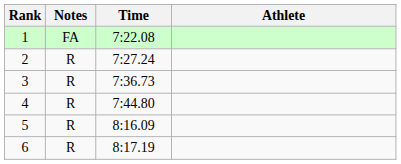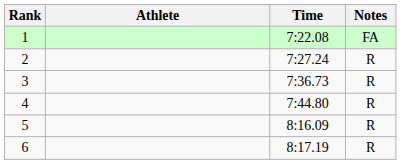columns swapped: (284, 15) <-> (71, 15)
